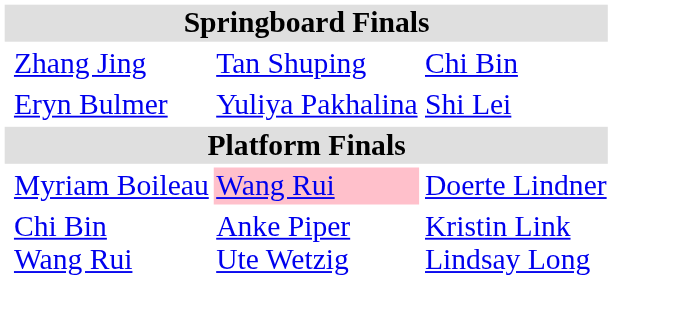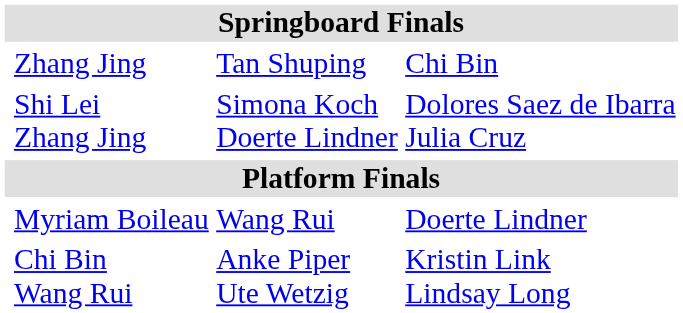- row: (91, 104)
+ row: (80, 120)
(275, 185) pink background -> (275, 218) no background
